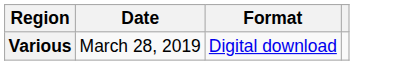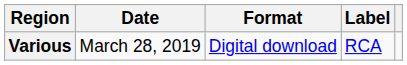+ column: (368, 18)
